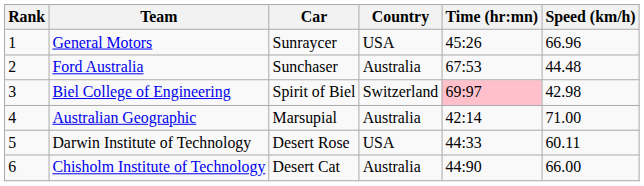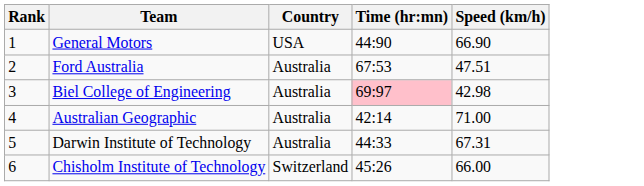- column: (314, 17)
(464, 42) 45:26 -> (374, 42) 44:90
(563, 42) 66.96 -> (473, 42) 66.90
(563, 67) 44.48 -> (473, 67) 47.51
(400, 92) Switzerland -> (302, 92) Australia
(378, 142) USA -> (302, 142) Australia
(563, 142) 60.11 -> (473, 142) 67.31
(392, 167) Australia -> (310, 167) Switzerland
(464, 167) 44:90 -> (374, 167) 45:26
